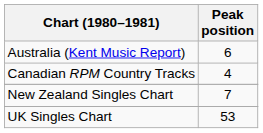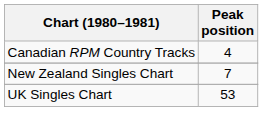- row: (96, 52)
